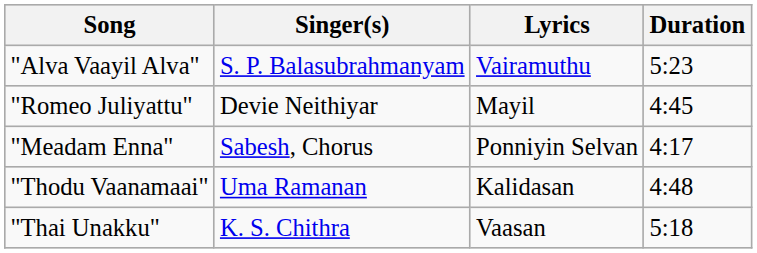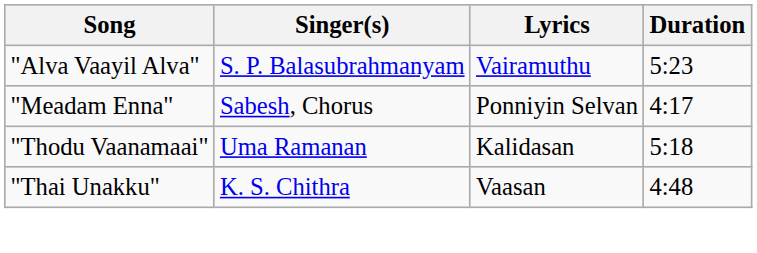- row: (102, 106)
(671, 187) 4:48 -> (671, 146) 5:18
(671, 227) 5:18 -> (671, 187) 4:48
